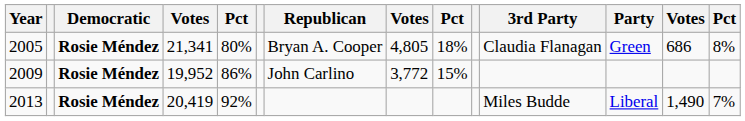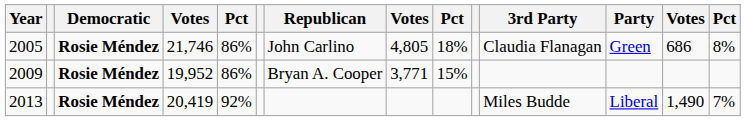(190, 46) 21,341 -> (190, 46) 21,746
(236, 46) 80% -> (236, 46) 86%
(325, 46) Bryan A. Cooper -> (311, 46) John Carlino
(311, 74) John Carlino -> (325, 74) Bryan A. Cooper
(409, 74) 3,772 -> (409, 74) 3,771
